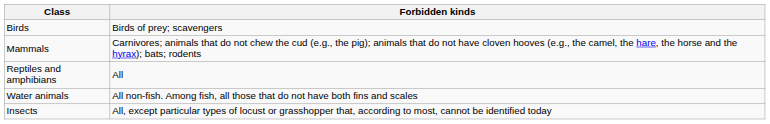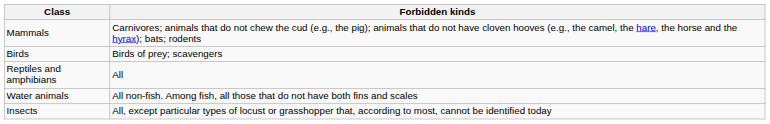rows swapped: (28, 48) <-> (18, 27)
